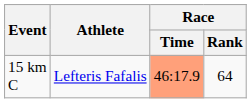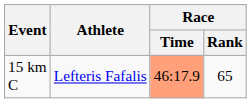(225, 76) 64 -> (225, 76) 65
